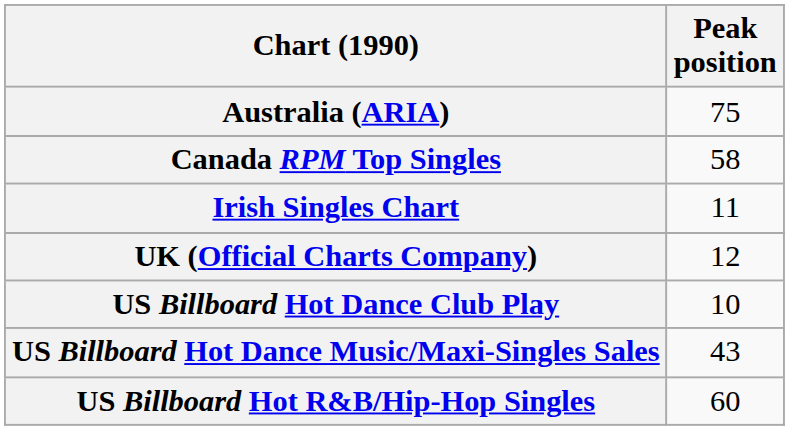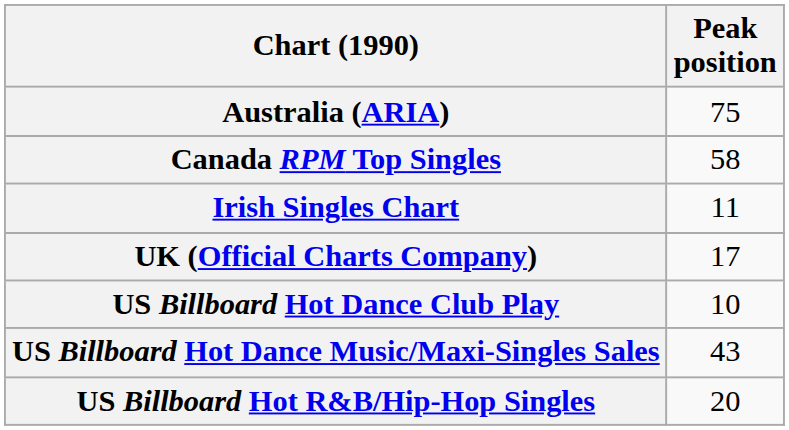(725, 255) 12 -> (725, 255) 17
(725, 400) 60 -> (725, 400) 20
